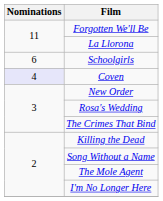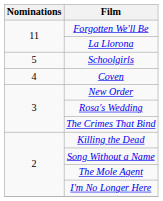(34, 60) 6 -> (34, 60) 5
(34, 76) lavender background -> (34, 76) no background
